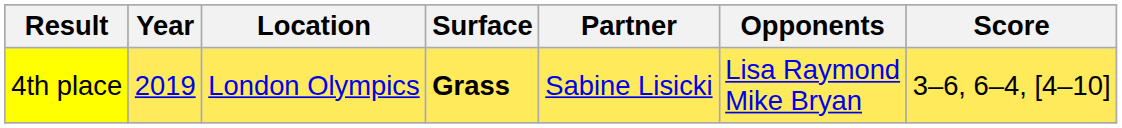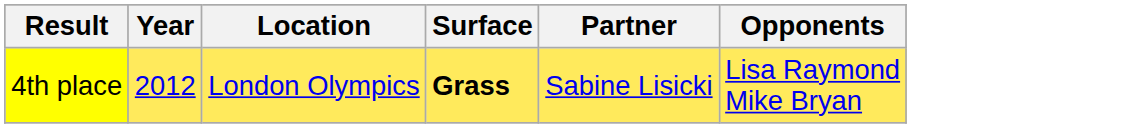- column: (1012, 26)
(165, 84) 2019 -> (165, 84) 2012
